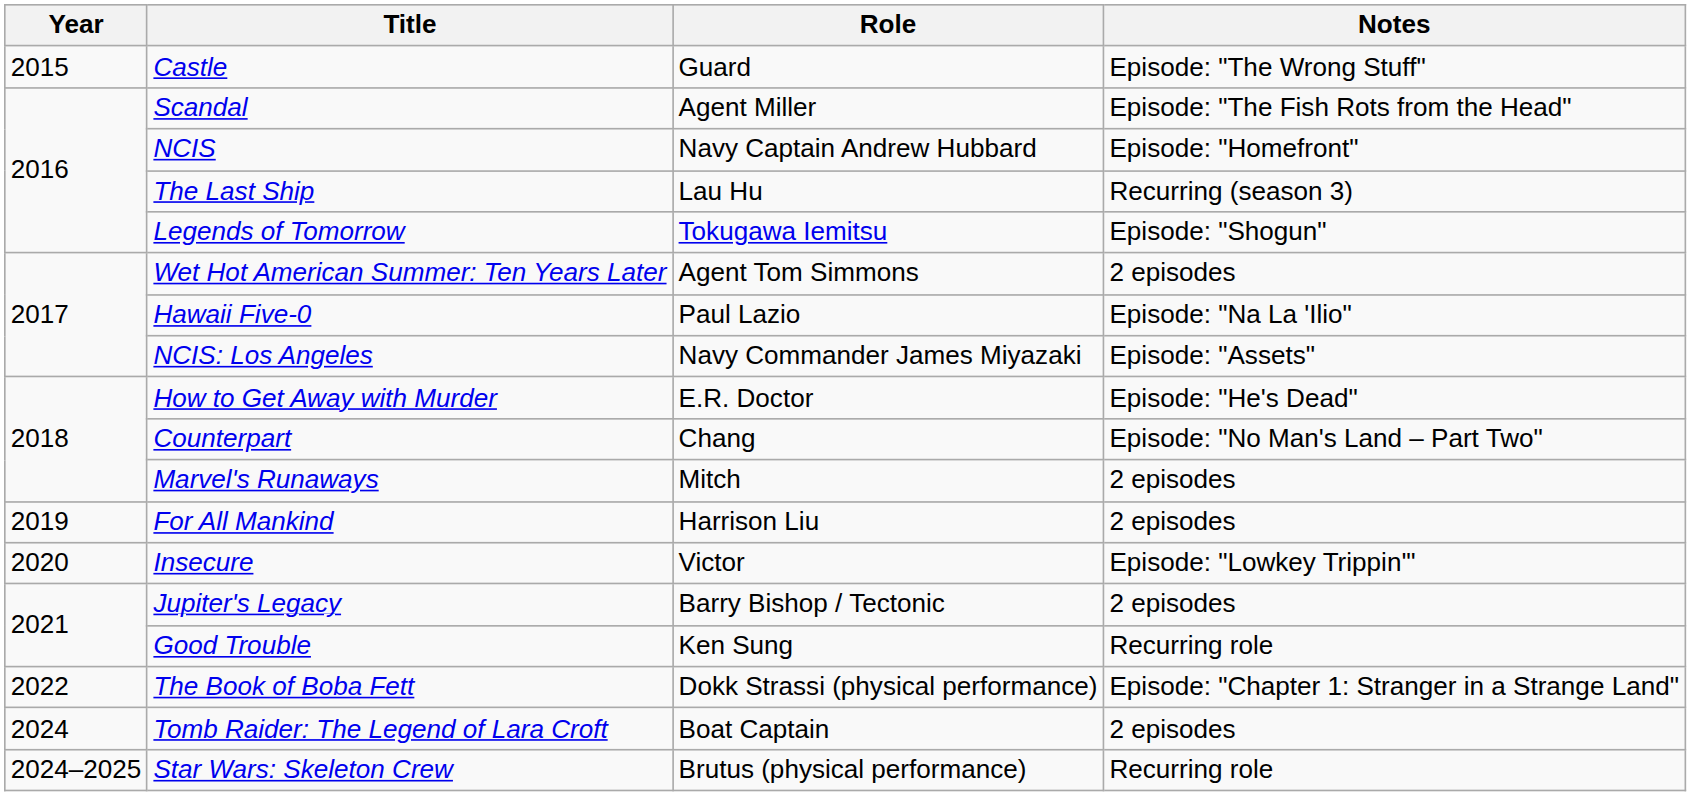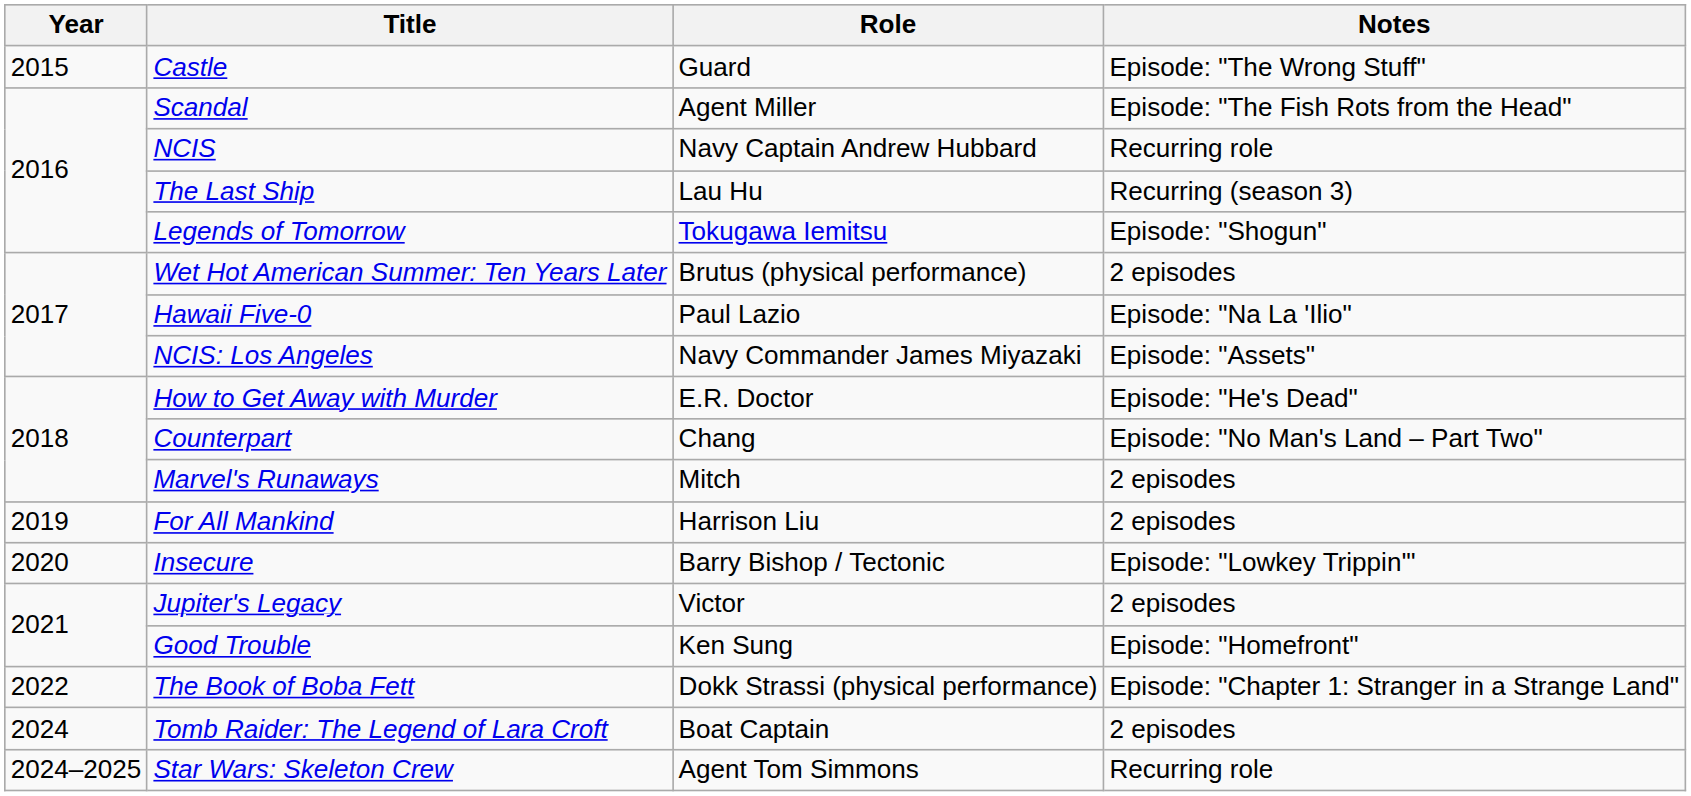(1234, 149) Episode: "Homefront" -> (1191, 149) Recurring role
(799, 273) Agent Tom Simmons -> (853, 273) Brutus (physical performance)
(712, 562) Victor -> (812, 562) Barry Bishop / Tectonic
(812, 604) Barry Bishop / Tectonic -> (712, 604) Victor
(1191, 645) Recurring role -> (1234, 645) Episode: "Homefront"
(853, 769) Brutus (physical performance) -> (799, 769) Agent Tom Simmons
